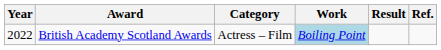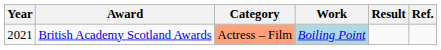(20, 34) 2022 -> (20, 34) 2021
(255, 34) no background -> (255, 34) lightsalmon background
